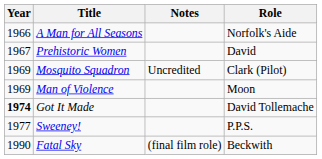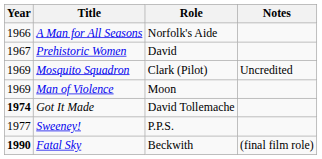columns swapped: (270, 13) <-> (185, 13)
(19, 145) normal -> (19, 145) bold
